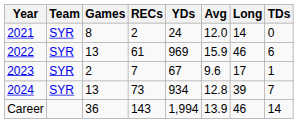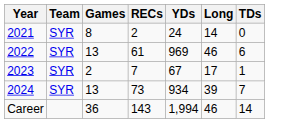- column: (216, 14)
